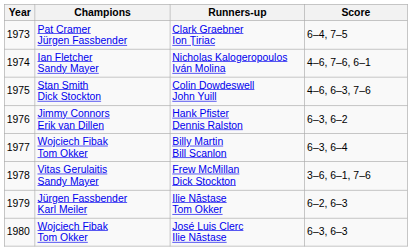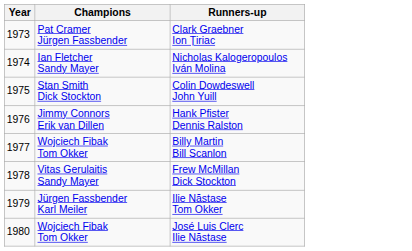- column: (356, 12)
